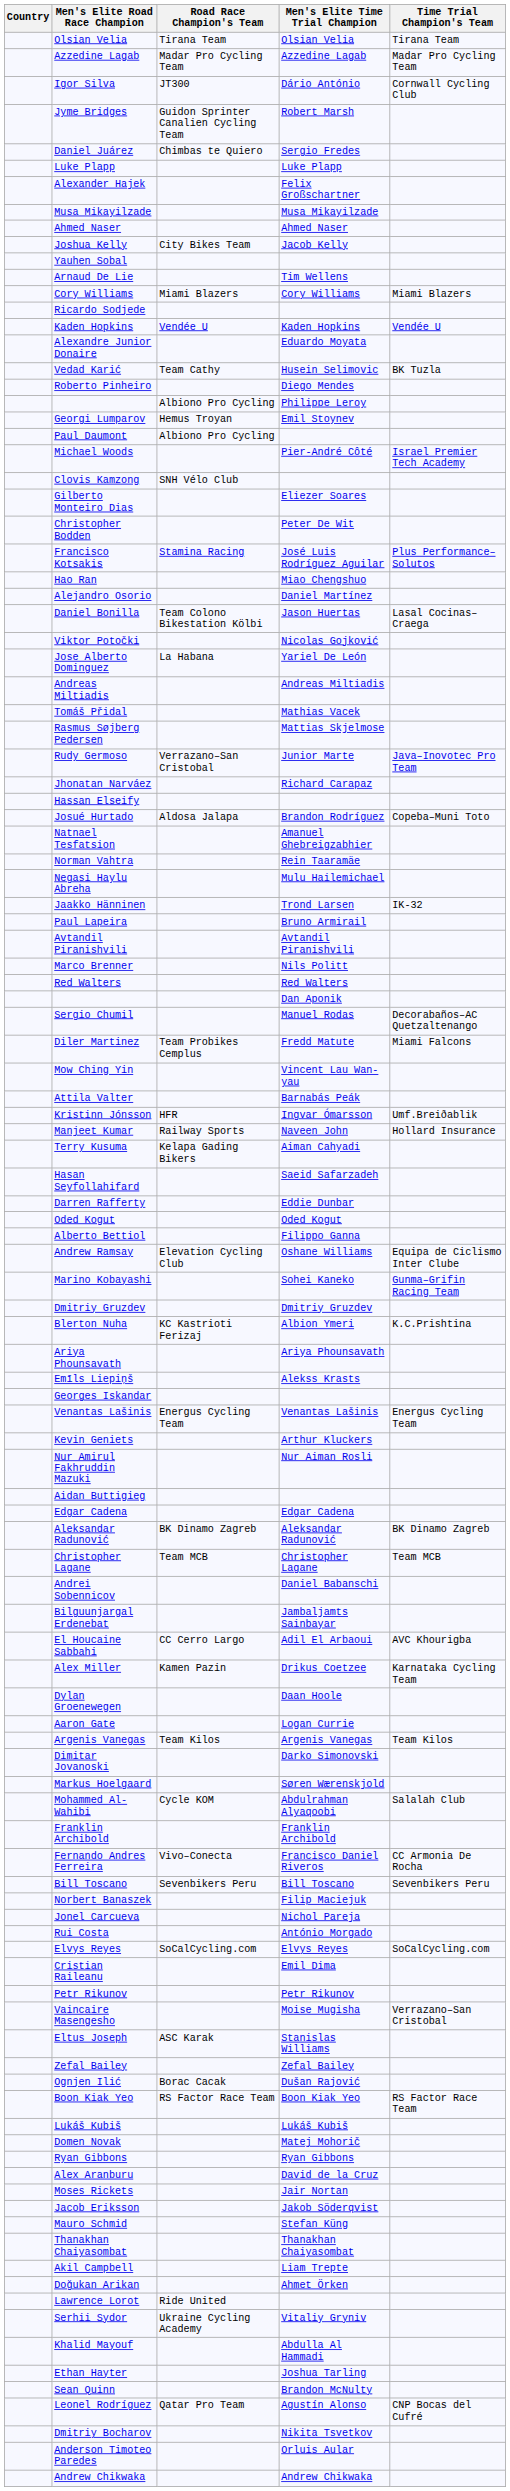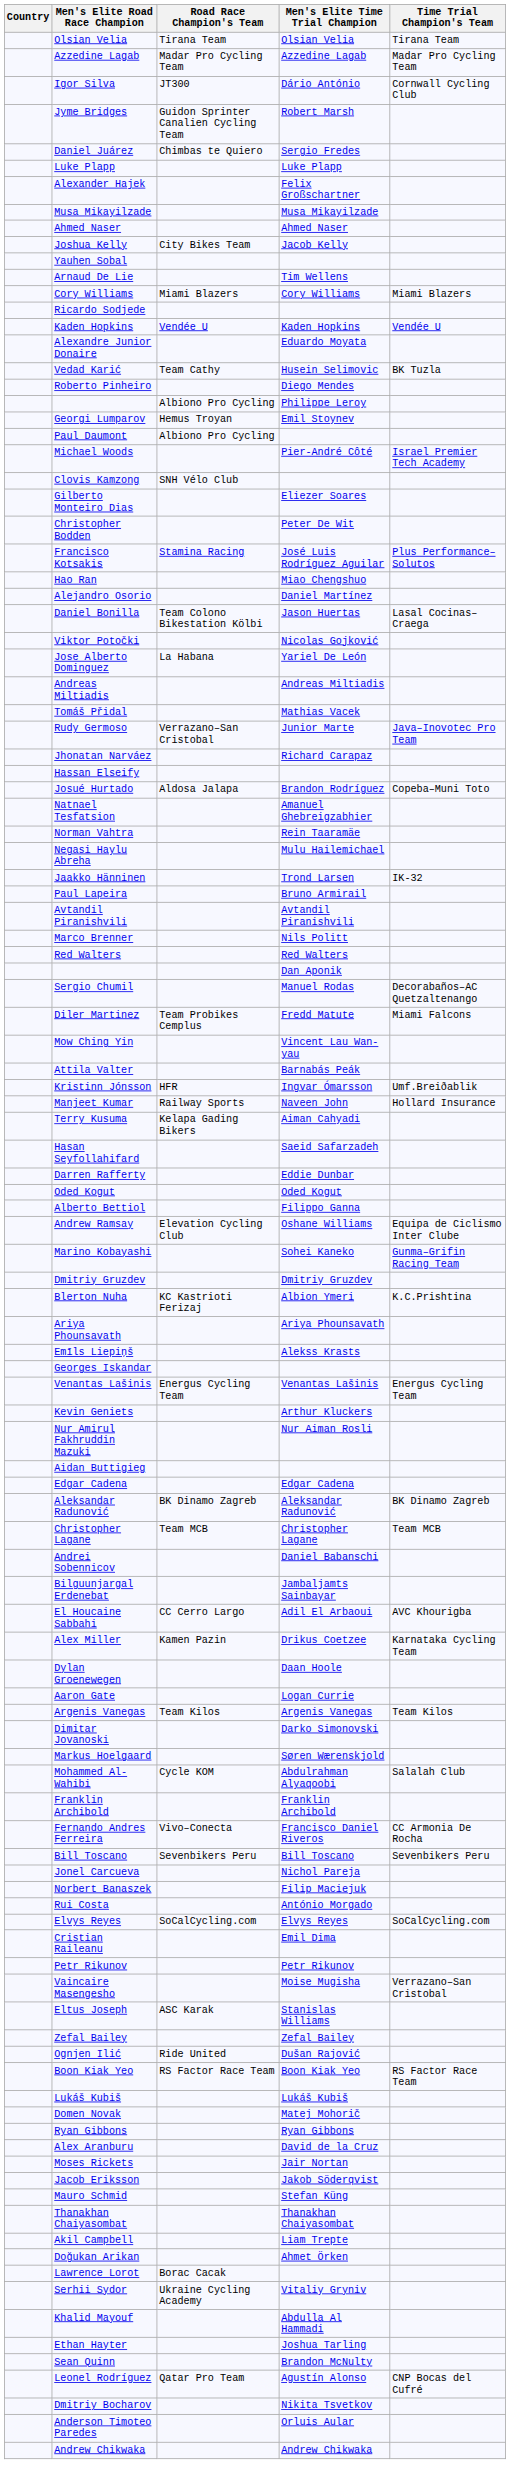- row: (97, 735)
rows swapped: (97, 1917) <-> (103, 1901)
(193, 2083) Borac Cacak -> (193, 2055) Ride United
(193, 2302) Ride United -> (193, 2274) Borac Cacak
